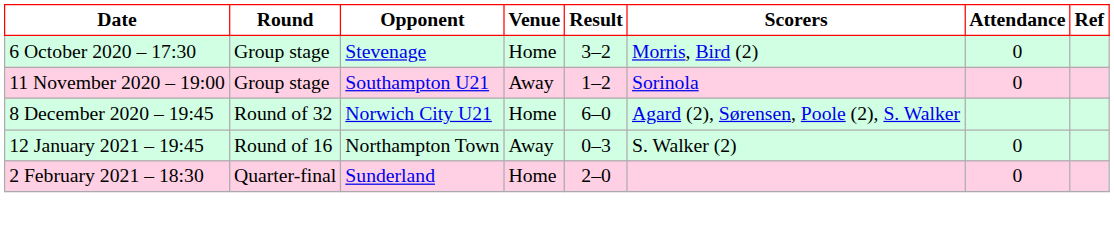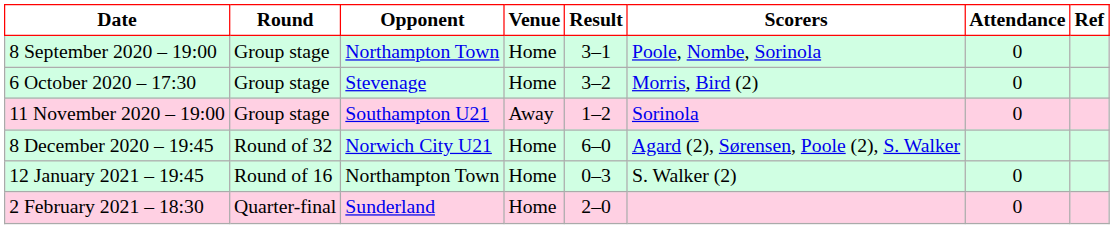+ row: (113, 51)
(531, 144) Away -> (533, 176) Home
